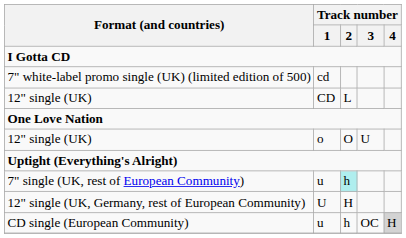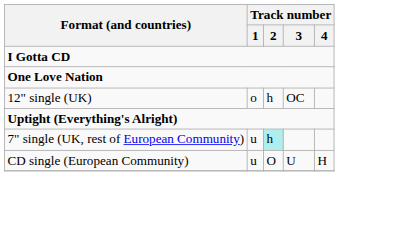- row: (159, 77)
- row: (49, 98)
(348, 139) O -> (270, 98) h
(365, 139) U -> (295, 98) OC
- row: (156, 202)
(347, 222) h -> (271, 160) O
(370, 222) OC -> (291, 160) U
(392, 222) lightgrey background -> (322, 160) no background
